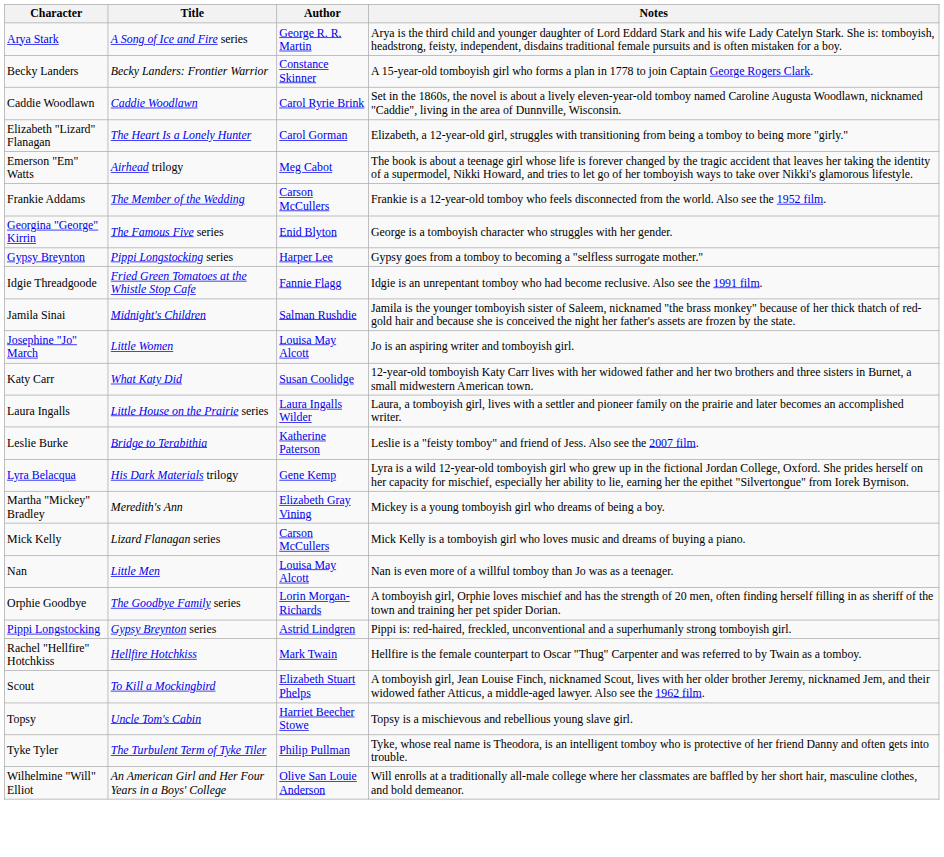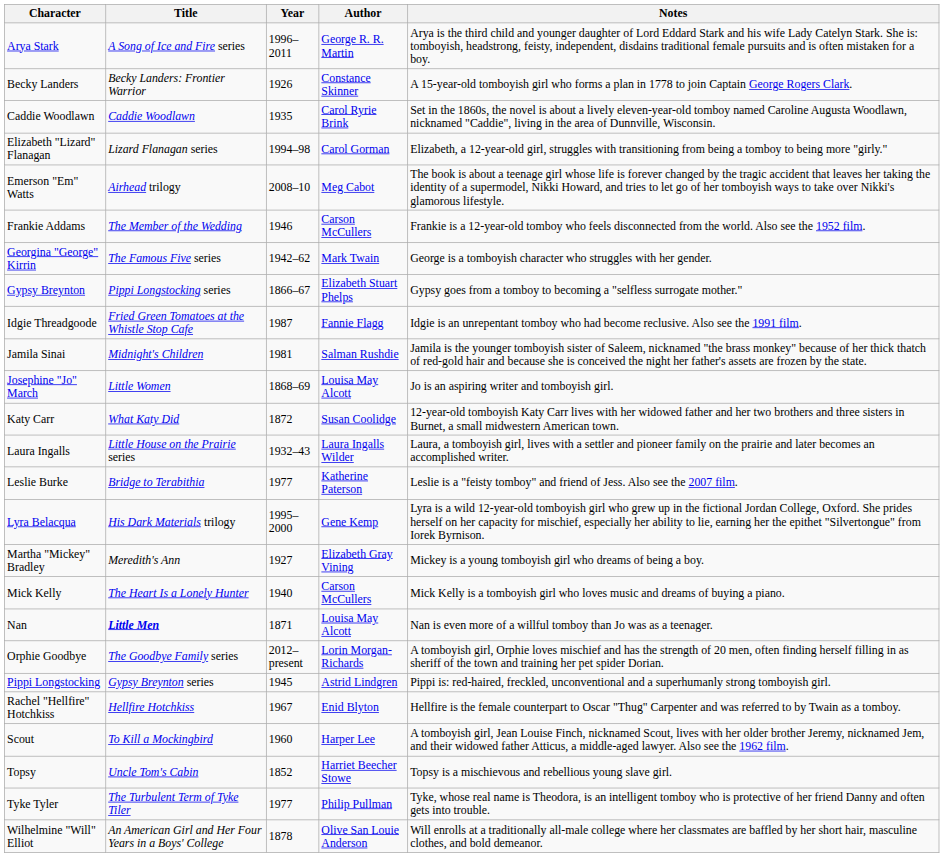+ column: (292, 13)
(181, 135) The Heart Is a Lonely Hunter -> (163, 148) Lizard Flanagan series
(308, 231) Enid Blyton -> (350, 258) Mark Twain
(306, 257) Harper Lee -> (359, 290) Elizabeth Stuart Phelps
(166, 539) Lizard Flanagan series -> (178, 592) The Heart Is a Lonely Hunter
(135, 571) normal -> (134, 624) bold
(308, 654) Mark Twain -> (350, 707) Enid Blyton
(317, 686) Elizabeth Stuart Phelps -> (348, 740) Harper Lee
